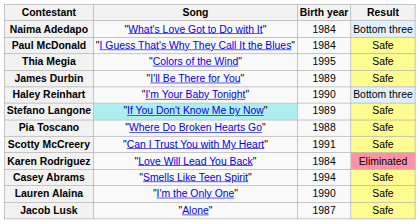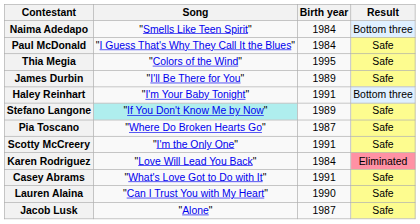(195, 29) "What's Love Got to Do with It" -> (195, 29) "Smells Like Teen Spirit"
(324, 95) 1990 -> (324, 95) 1991
(324, 128) 1988 -> (324, 128) 1987
(195, 144) "Can I Trust You with My Heart" -> (195, 144) "I'm the Only One"
(195, 177) "Smells Like Teen Spirit" -> (195, 177) "What's Love Got to Do with It"
(324, 177) 1994 -> (324, 177) 1991
(195, 194) "I'm the Only One" -> (195, 194) "Can I Trust You with My Heart"
